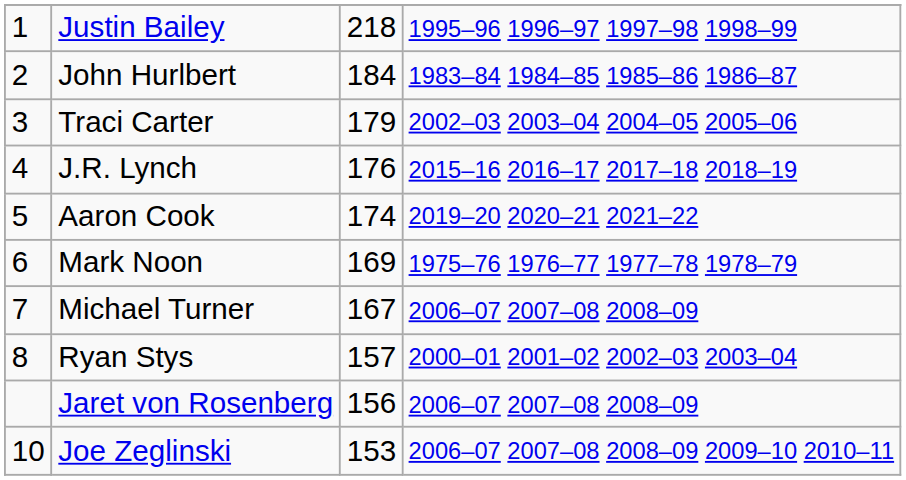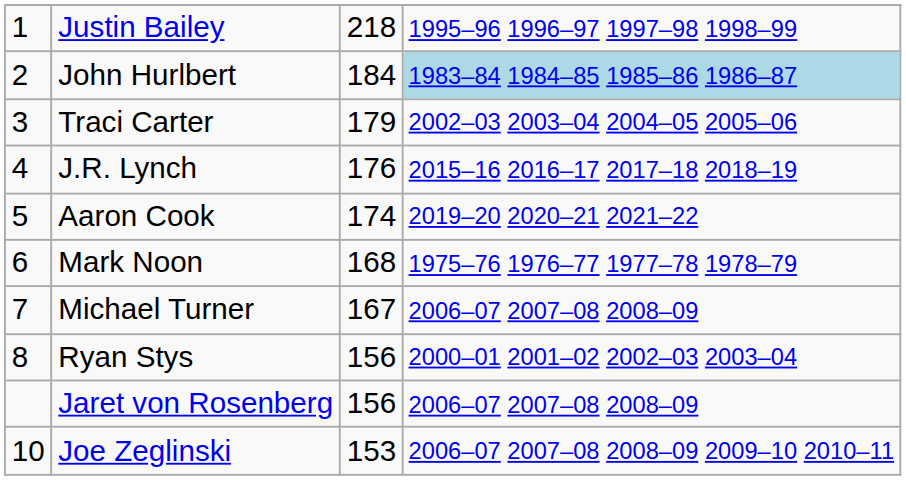(603, 75) no background -> (603, 75) lightblue background
(371, 262) 169 -> (371, 262) 168
(371, 356) 157 -> (371, 356) 156
